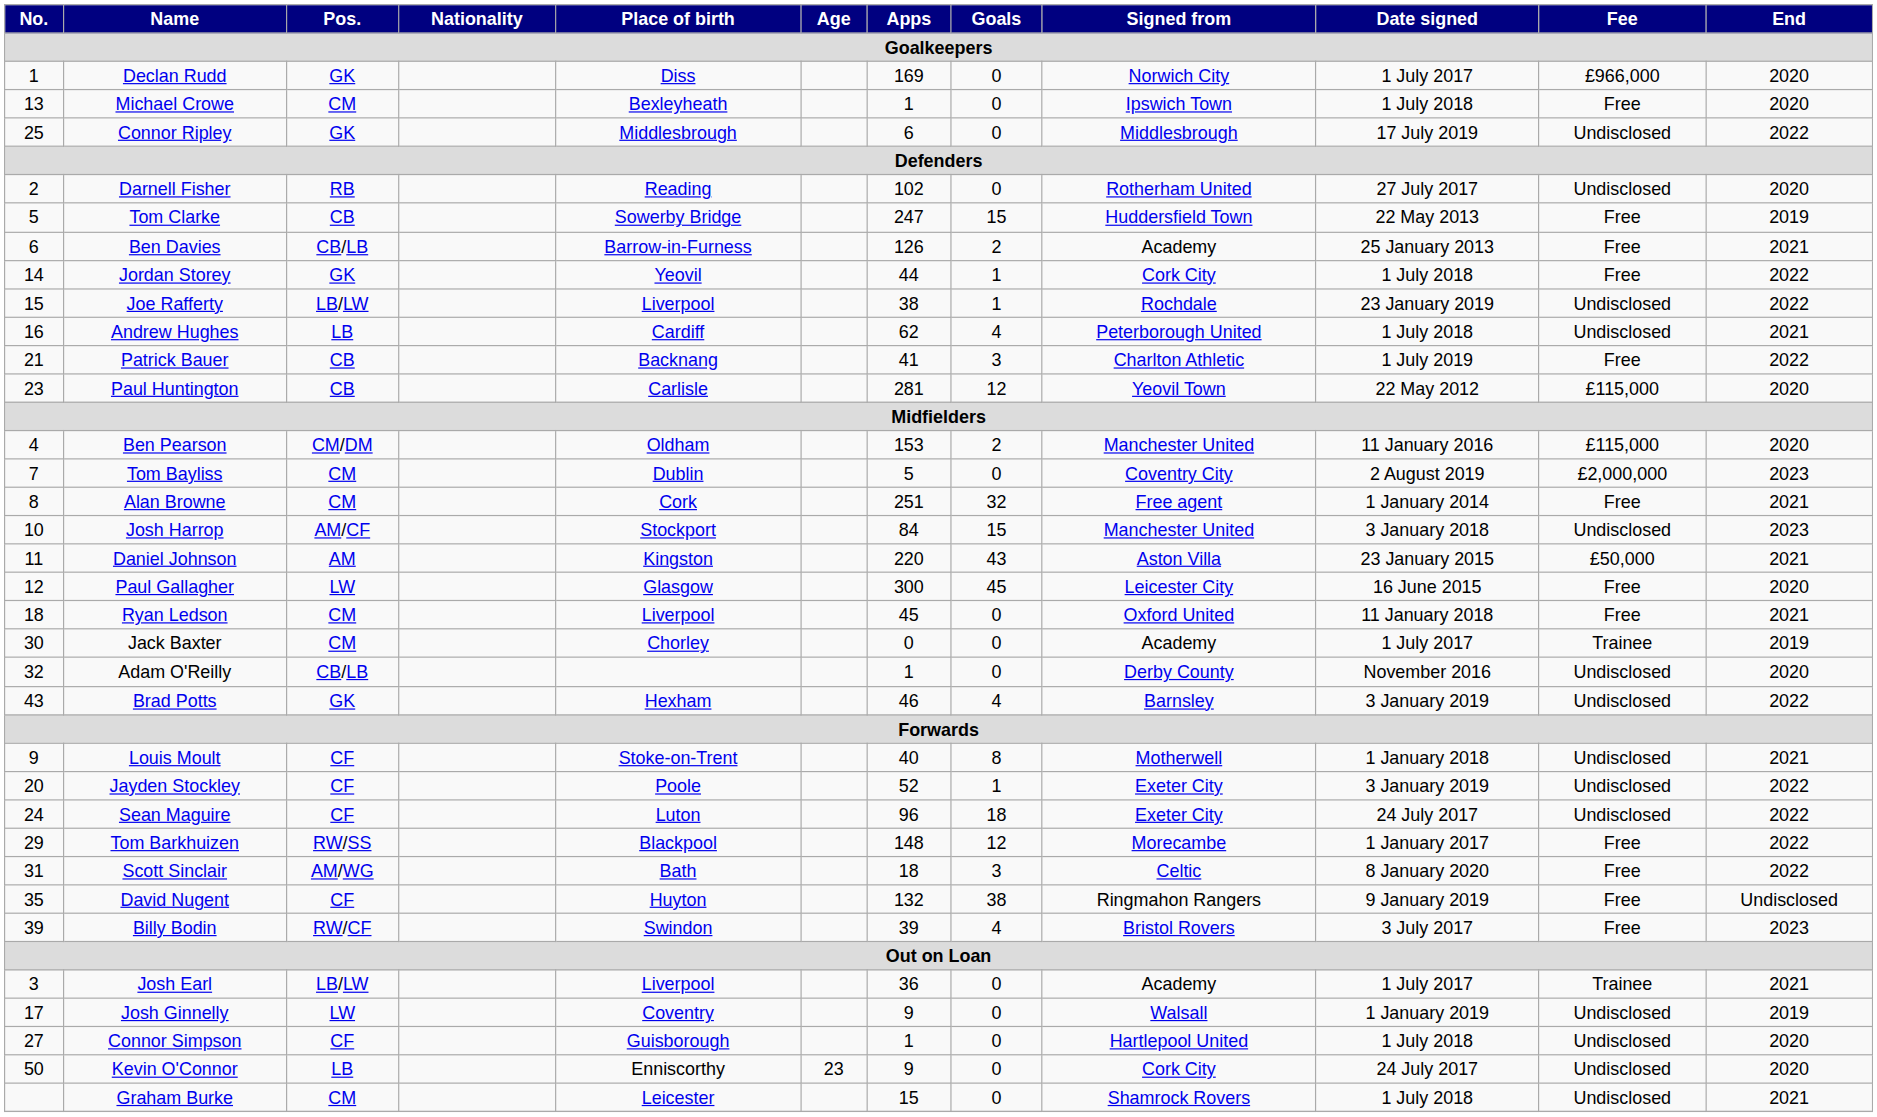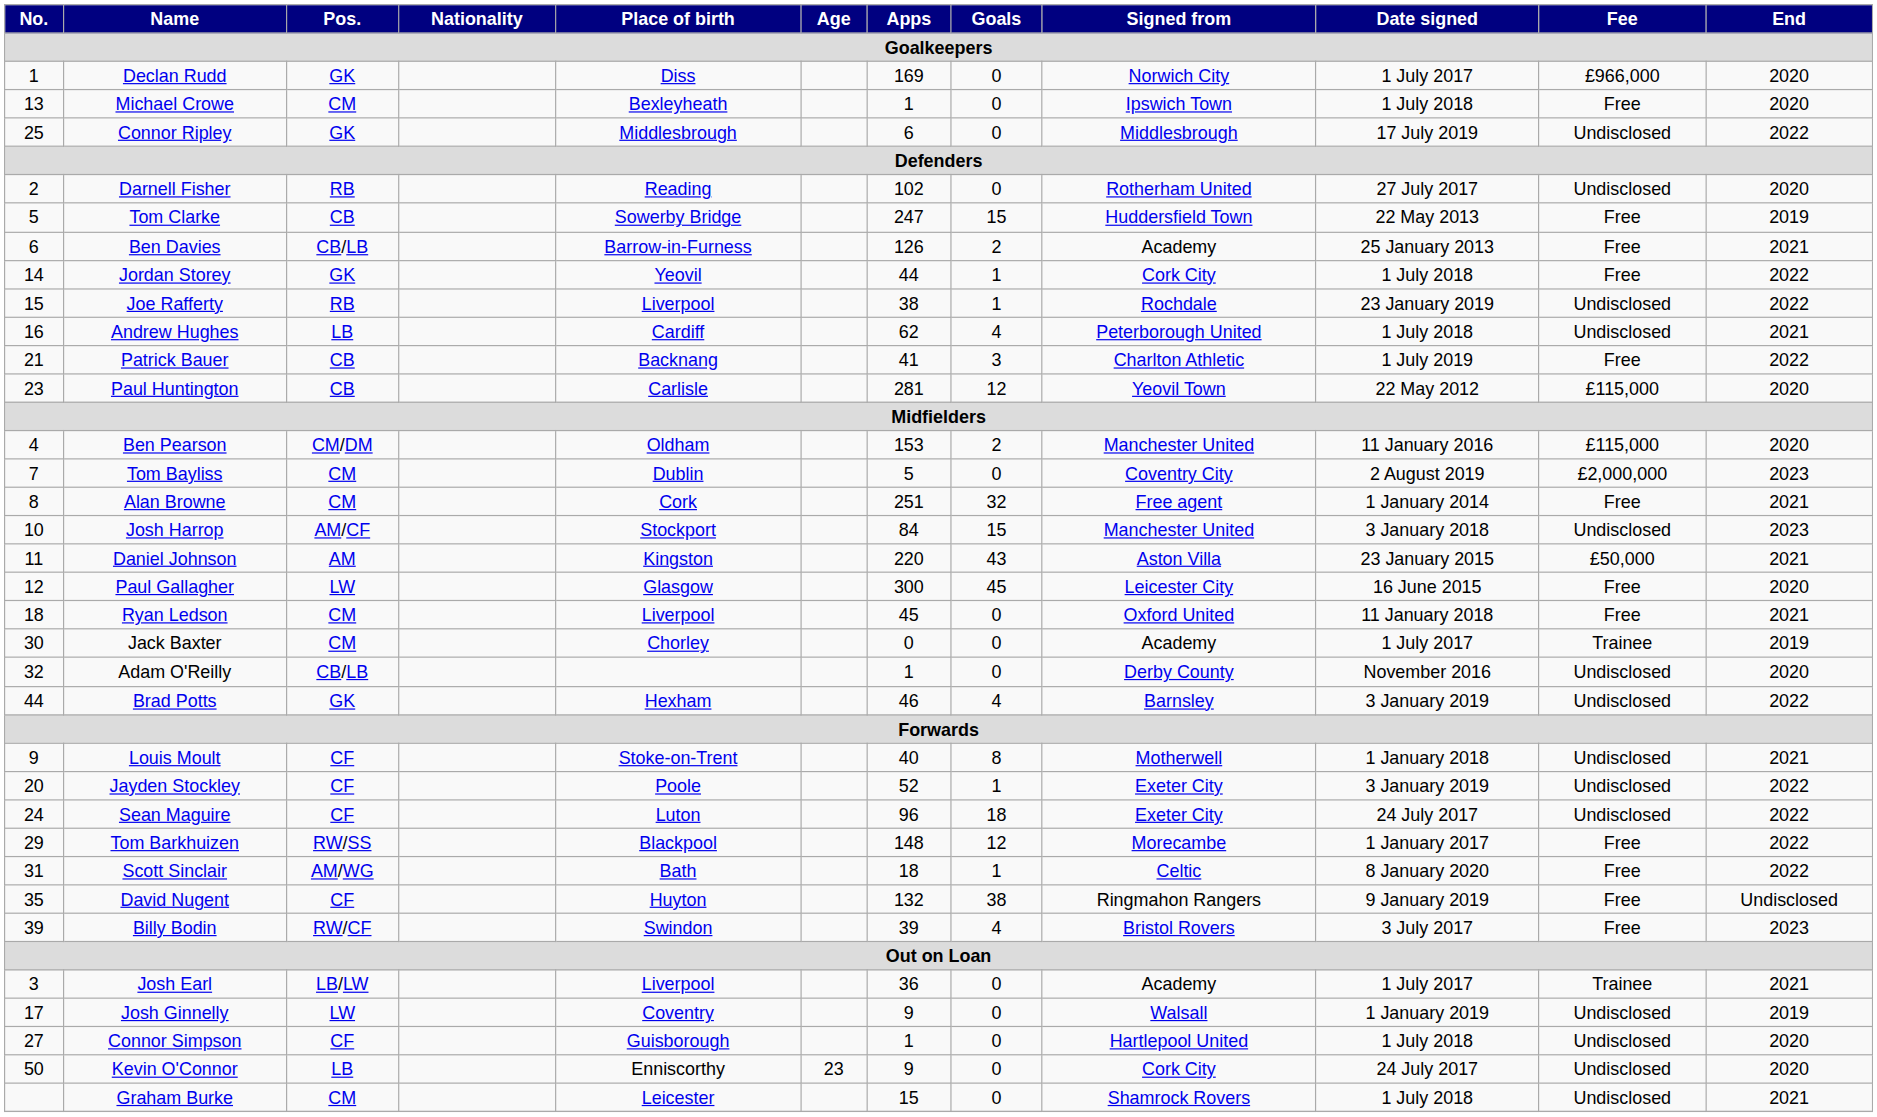(342, 303) LB/LW -> (342, 303) RB
(34, 700) 43 -> (34, 700) 44
(996, 871) 3 -> (996, 871) 1
